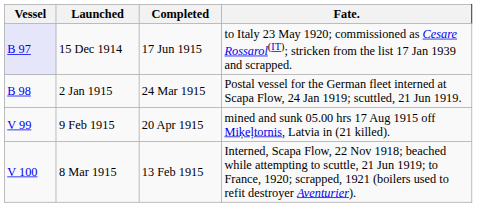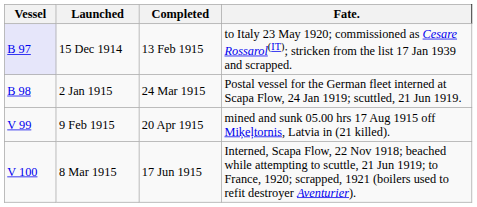(172, 49) 17 Jun 1915 -> (173, 49) 13 Feb 1915
(173, 171) 13 Feb 1915 -> (172, 171) 17 Jun 1915
